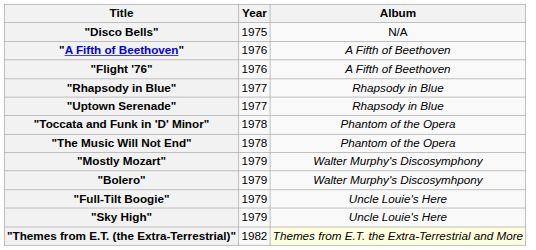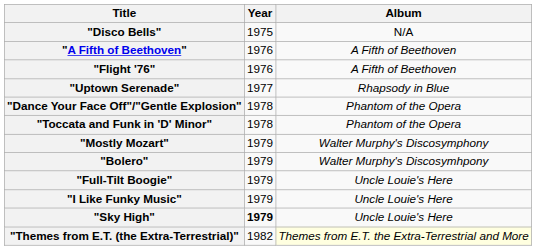- row: (122, 87)
+ row: (124, 106)
- row: (122, 143)
+ row: (124, 198)
(254, 217) normal -> (260, 217) bold
